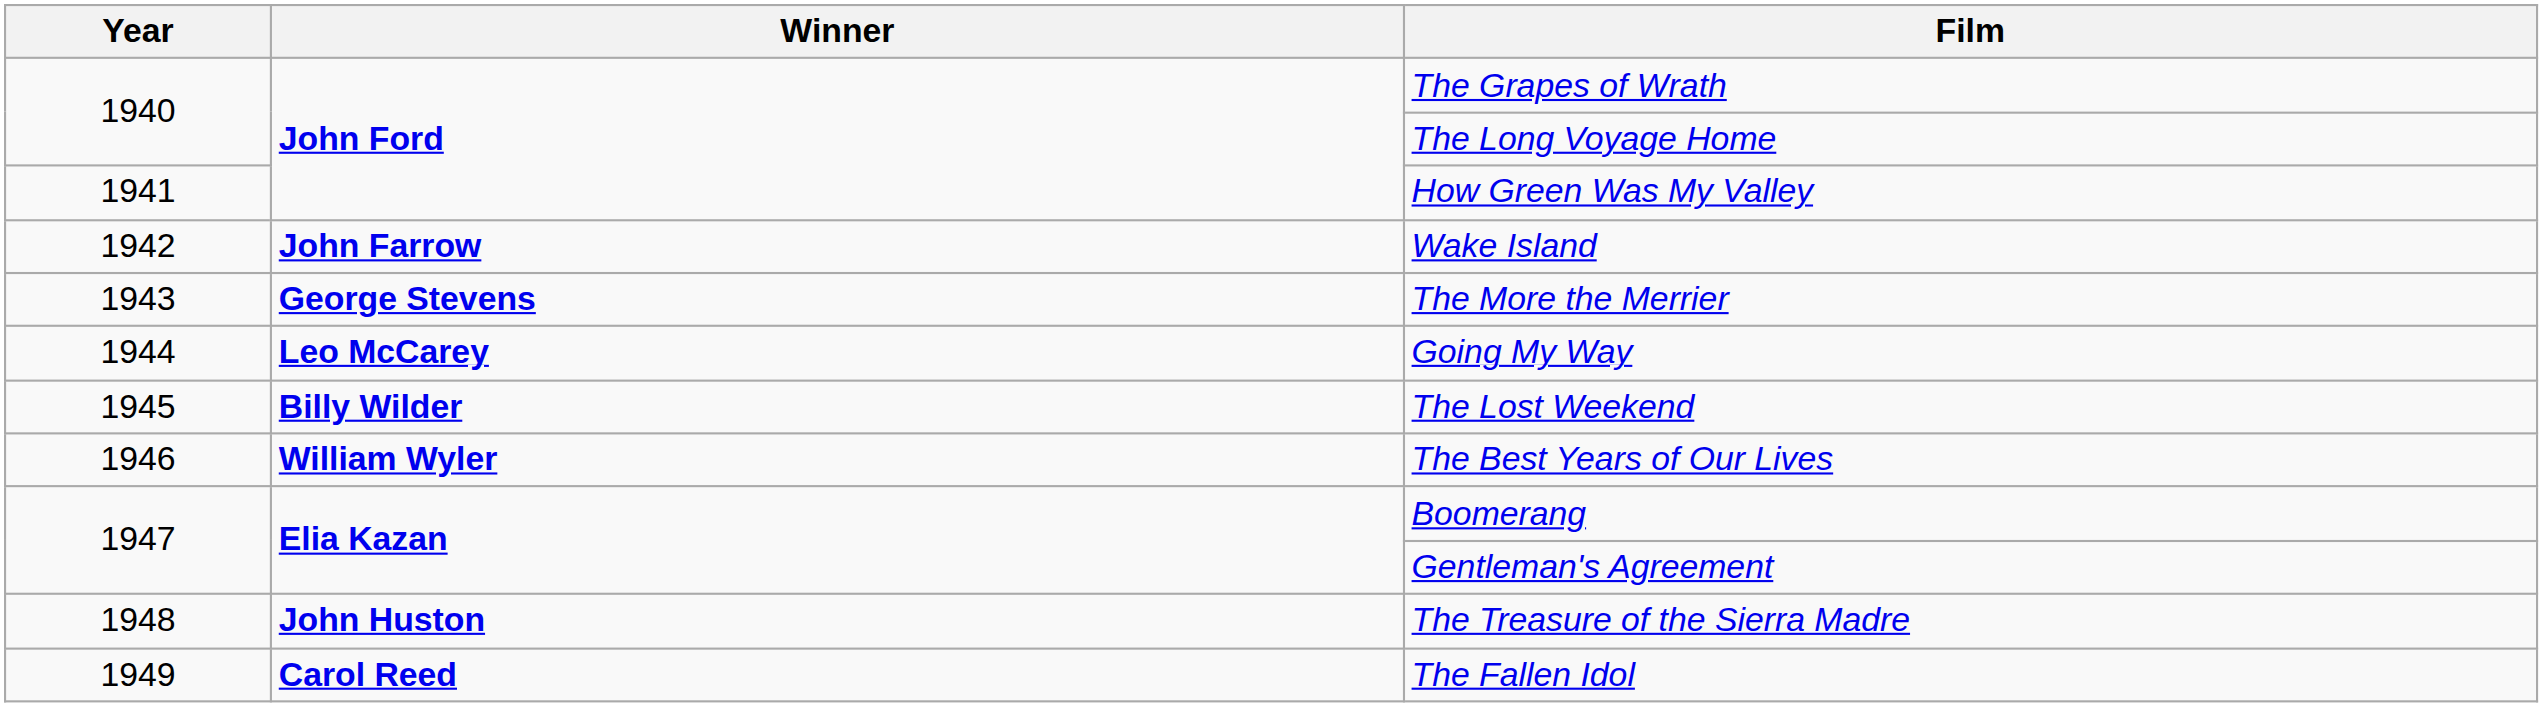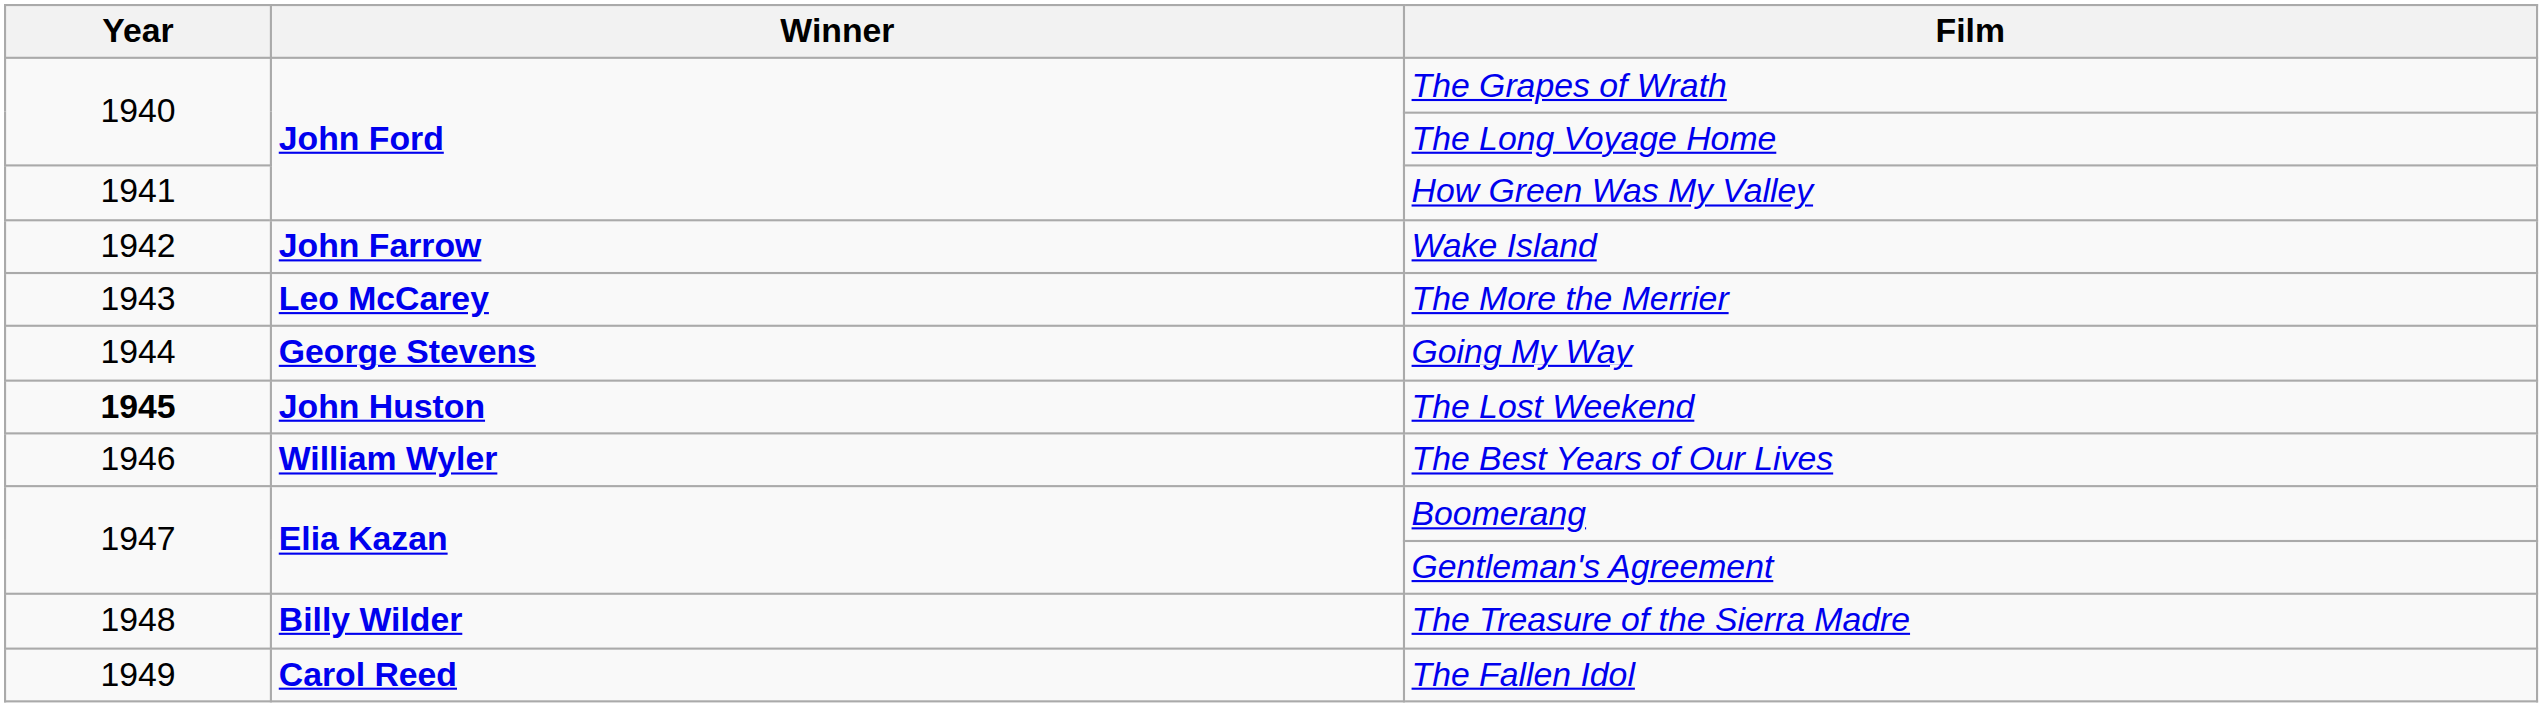(407, 298) George Stevens -> (384, 298) Leo McCarey
(384, 352) Leo McCarey -> (407, 352) George Stevens
(138, 406) normal -> (138, 406) bold
(371, 406) Billy Wilder -> (382, 406) John Huston
(382, 620) John Huston -> (371, 620) Billy Wilder
